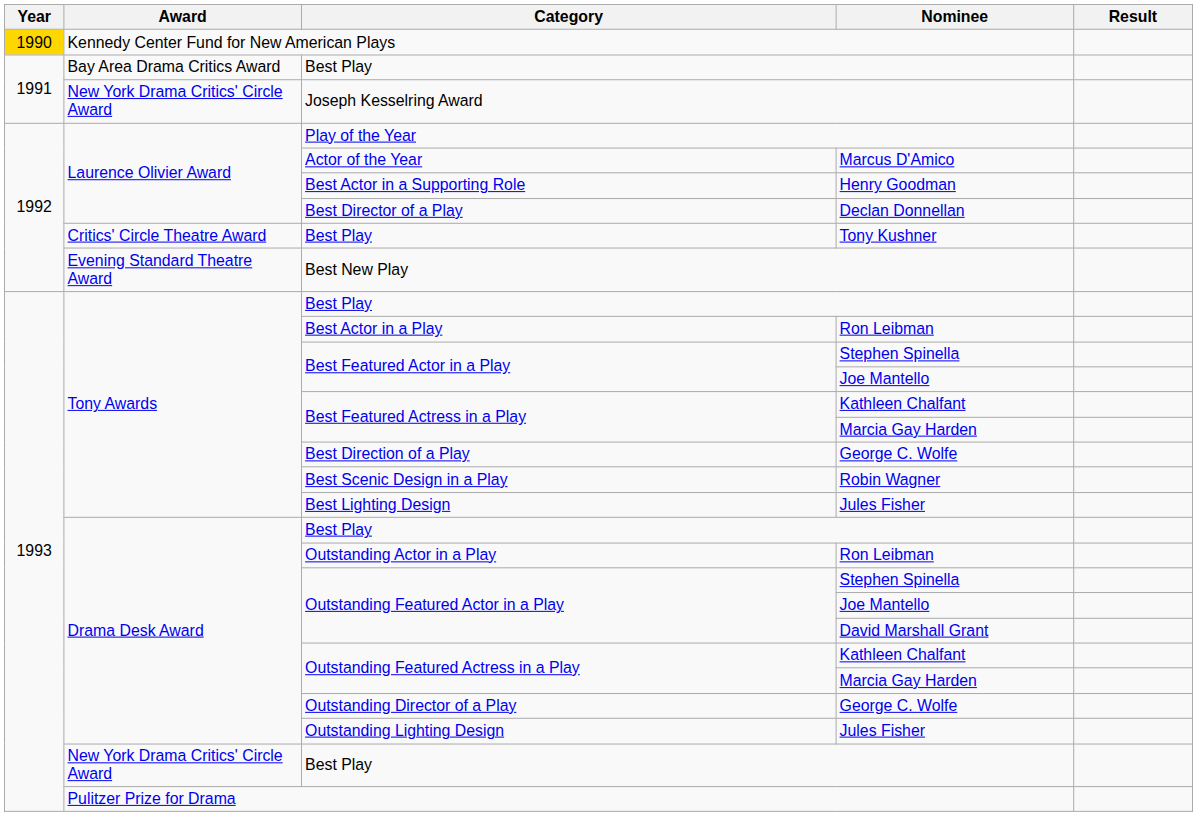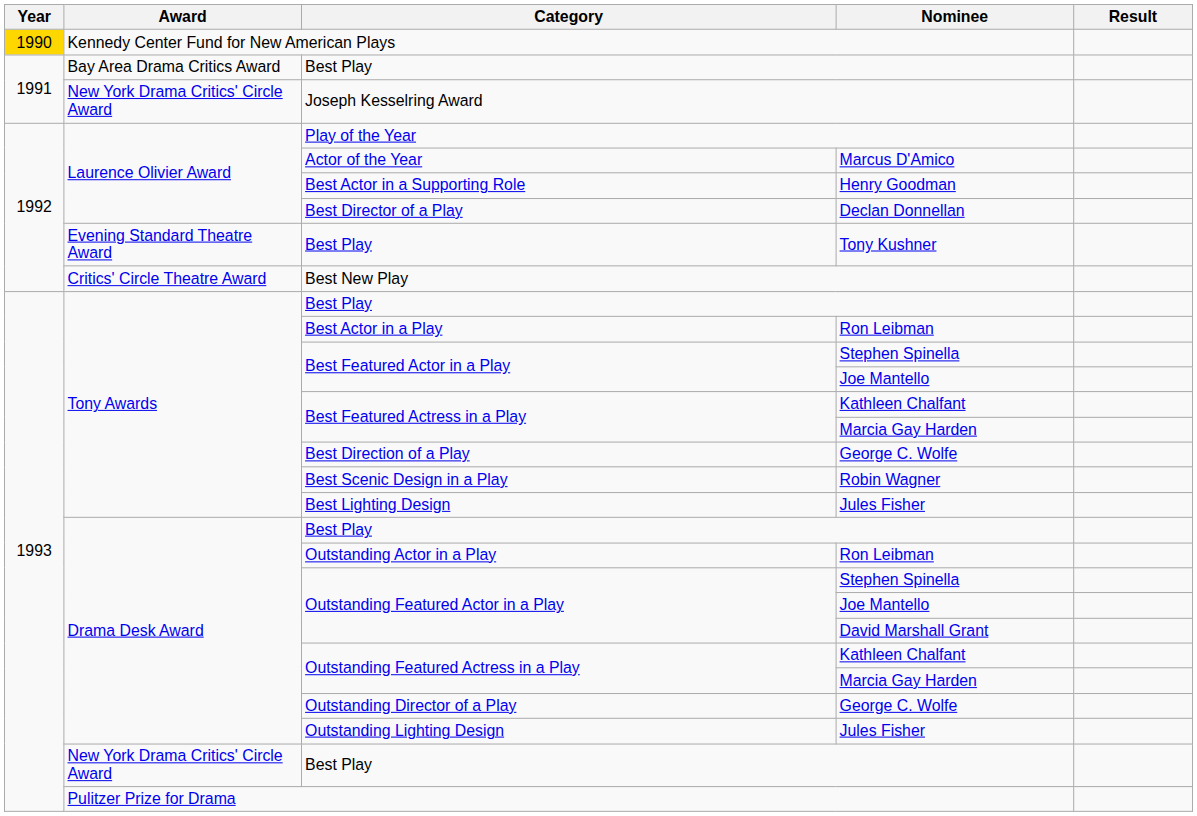(167, 235) Critics' Circle Theatre Award -> (160, 244) Evening Standard Theatre Award
(160, 269) Evening Standard Theatre Award -> (167, 278) Critics' Circle Theatre Award
